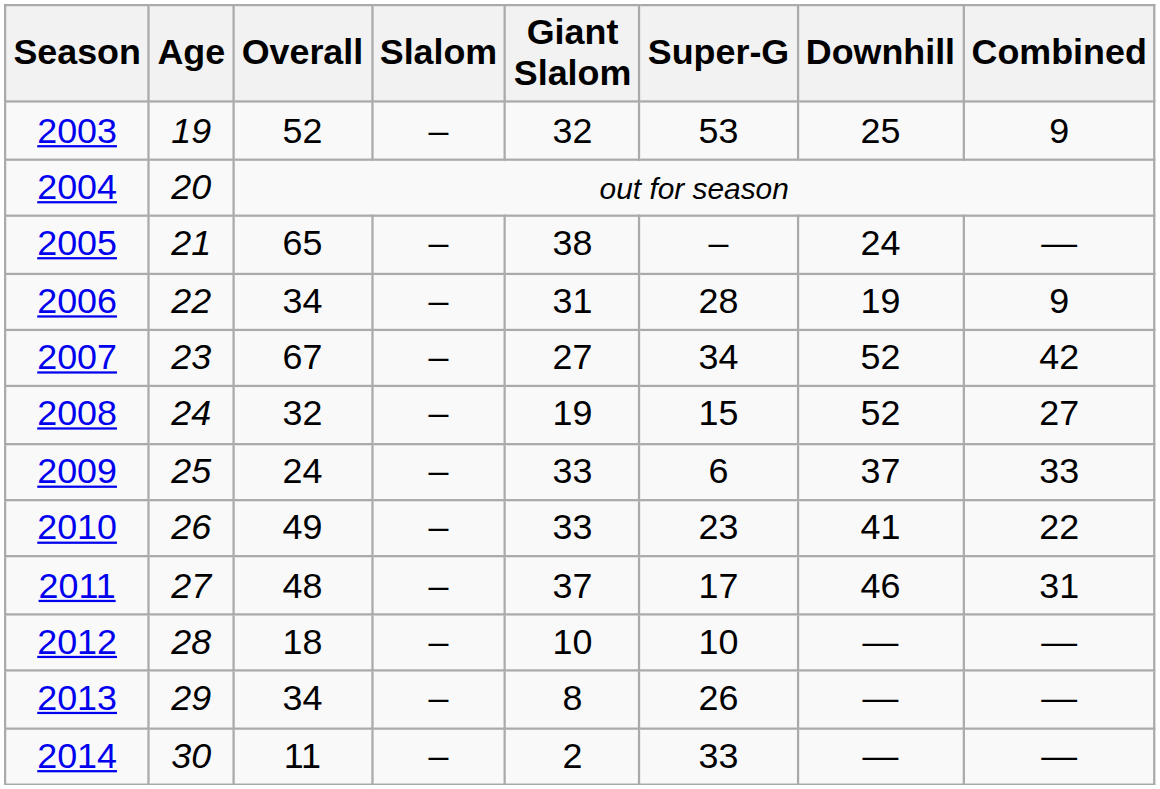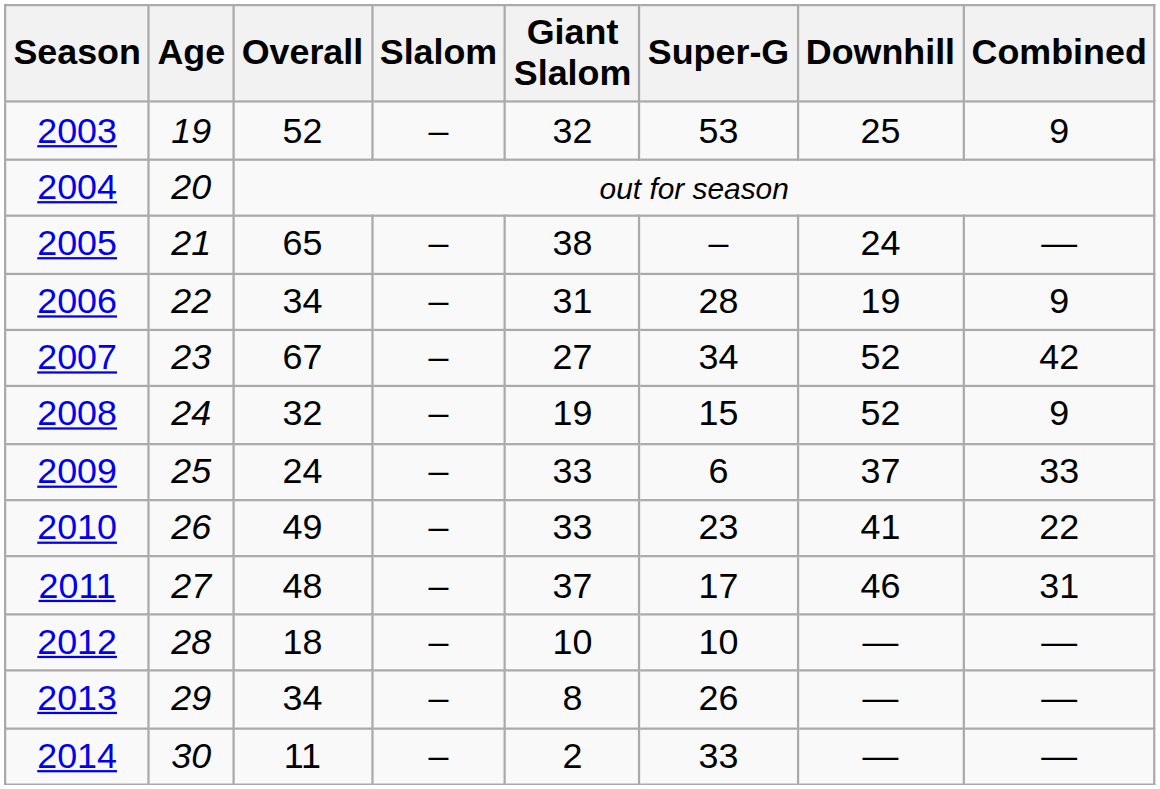(1059, 414) 27 -> (1059, 414) 9
